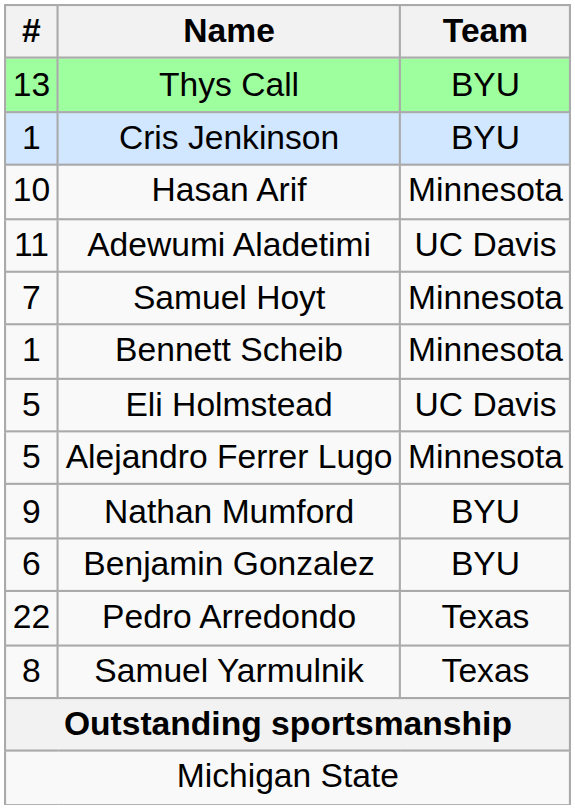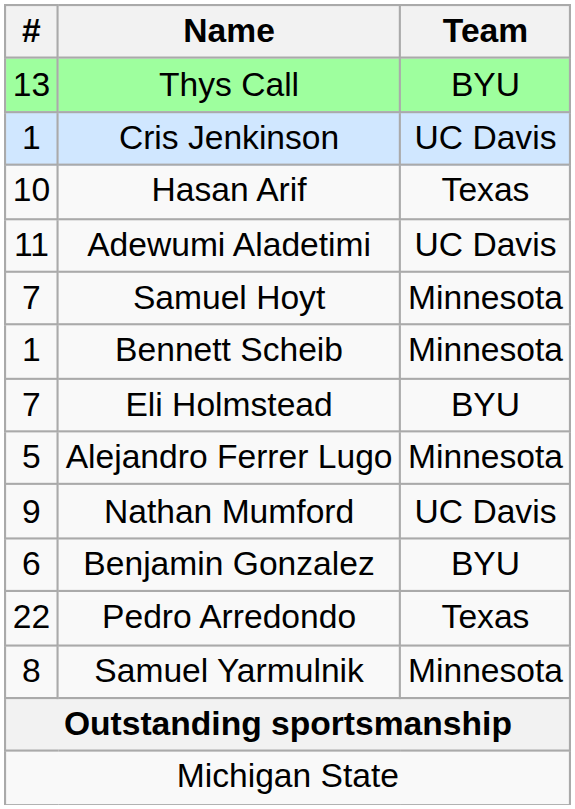(485, 137) BYU -> (485, 137) UC Davis
(486, 191) Minnesota -> (486, 191) Texas
(31, 404) 5 -> (31, 404) 7
(485, 404) UC Davis -> (485, 404) BYU
(485, 510) BYU -> (485, 510) UC Davis
(486, 670) Texas -> (486, 670) Minnesota
